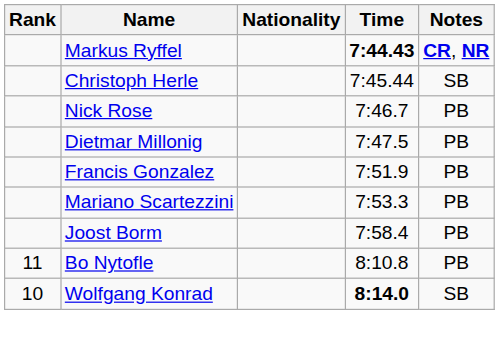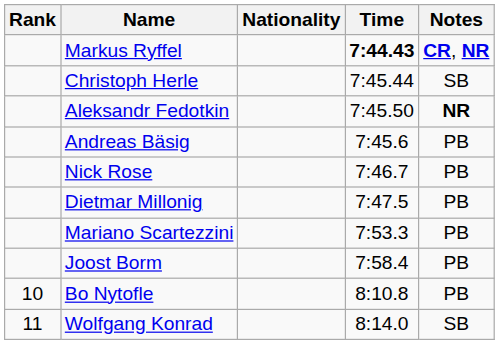+ row: (147, 111)
+ row: (127, 141)
- row: (140, 171)
(32, 263) 11 -> (32, 293) 10
(32, 293) 10 -> (32, 324) 11
(382, 293) bold -> (382, 324) normal
